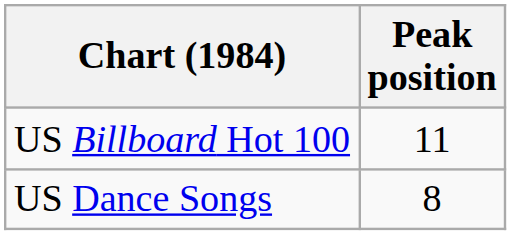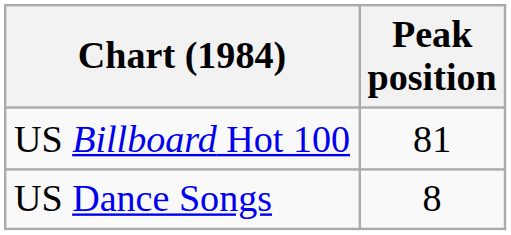(432, 137) 11 -> (432, 137) 81
